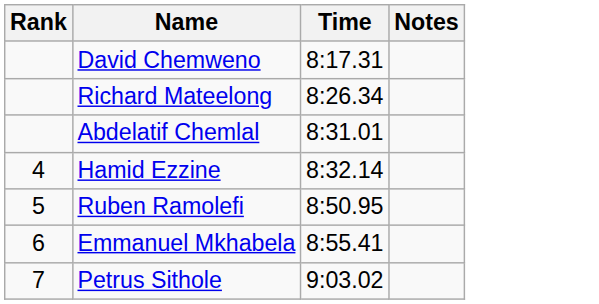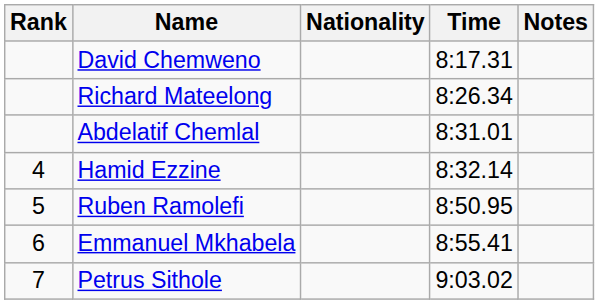+ column: (365, 22)
